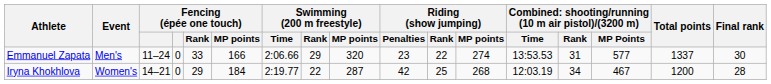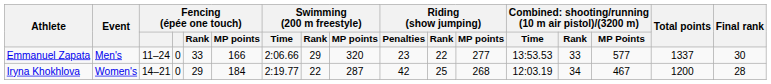(481, 56) 274 -> (481, 56) 277
(575, 56) 31 -> (575, 56) 33
